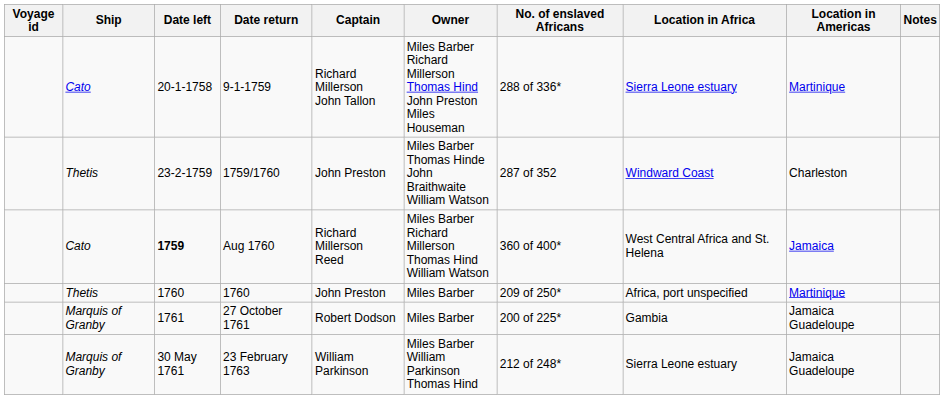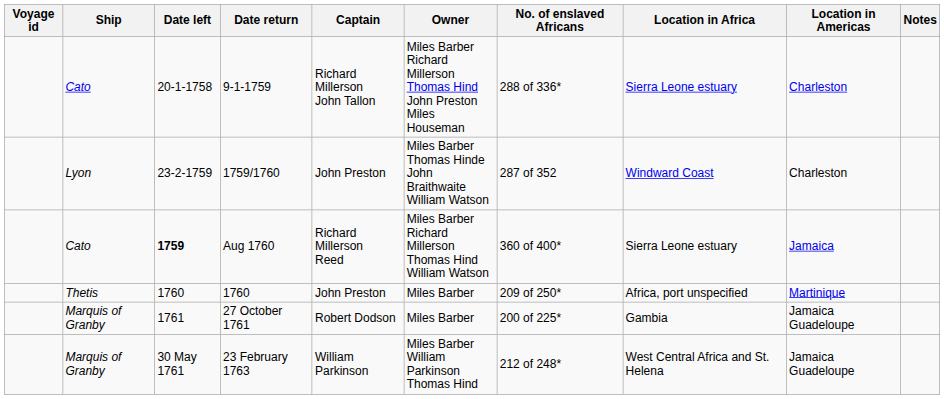(817, 87) Martinique -> (818, 87) Charleston
(82, 173) Thetis -> (78, 173) Lyon
(697, 246) West Central Africa and St. Helena -> (681, 246) Sierra Leone estuary
(681, 364) Sierra Leone estuary -> (697, 364) West Central Africa and St. Helena
